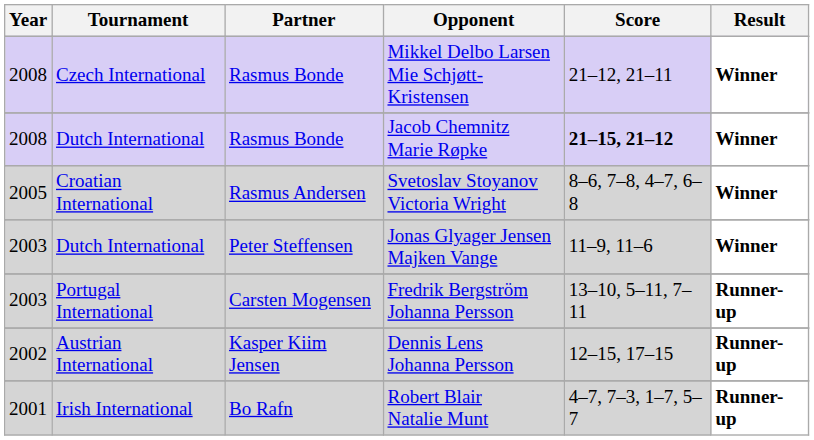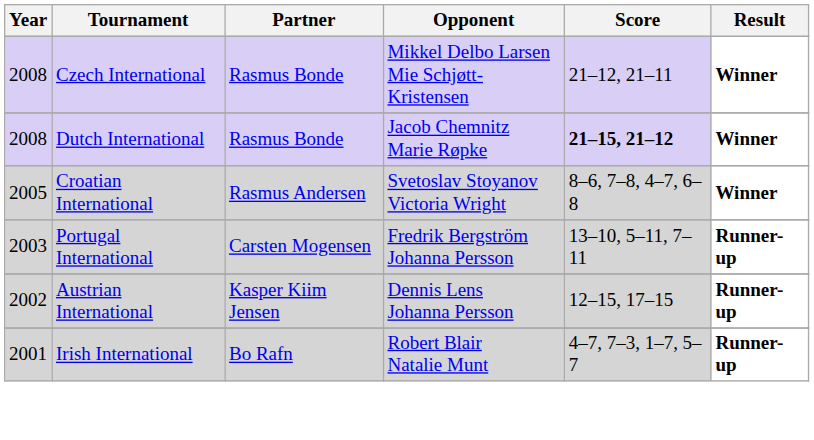- row: (469, 246)
